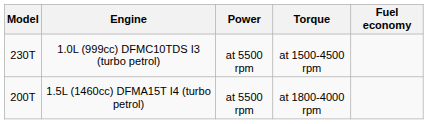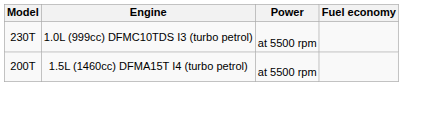- column: (312, 19)
